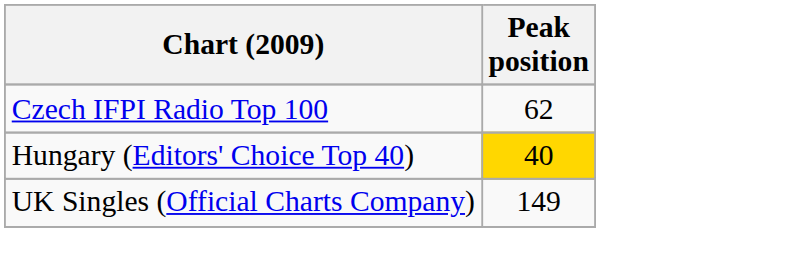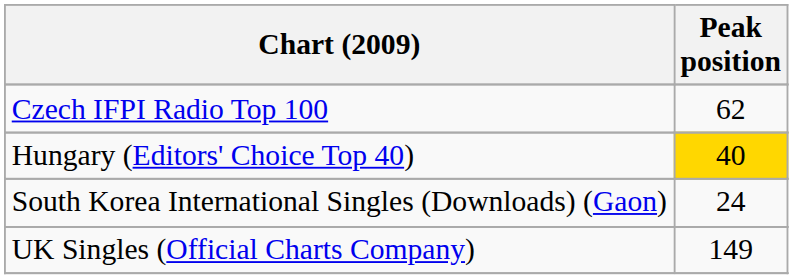+ row: (339, 202)
